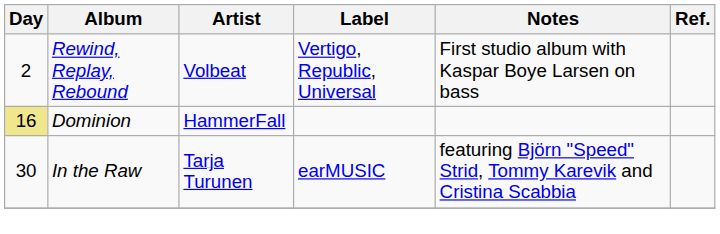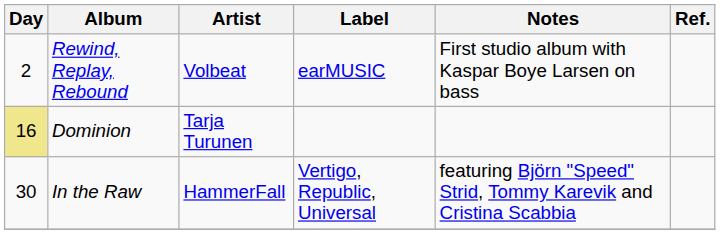(337, 70) Vertigo, Republic, Universal -> (342, 70) earMUSIC
(234, 120) HammerFall -> (218, 131) Tarja Turunen
(218, 171) Tarja Turunen -> (234, 192) HammerFall
(342, 171) earMUSIC -> (337, 192) Vertigo, Republic, Universal
